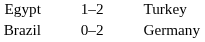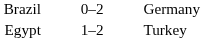rows swapped: (23, 9) <-> (22, 30)
